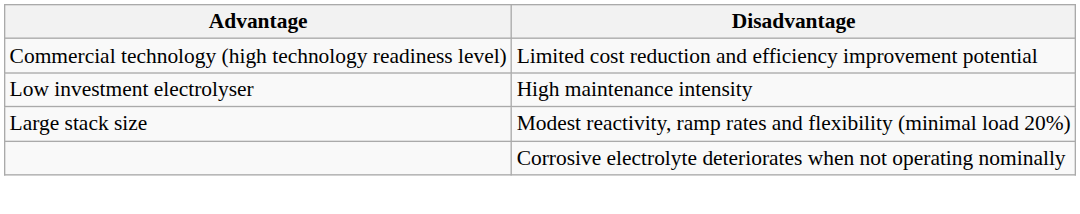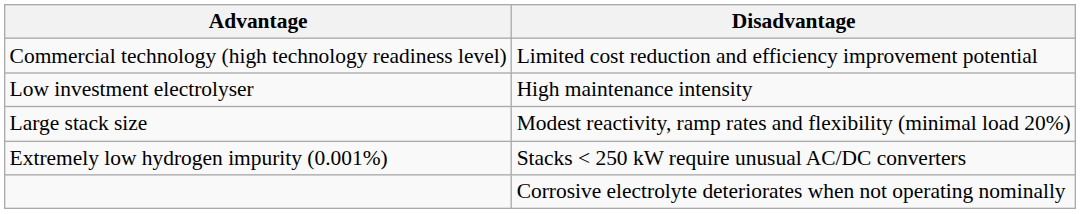+ row: (199, 157)
